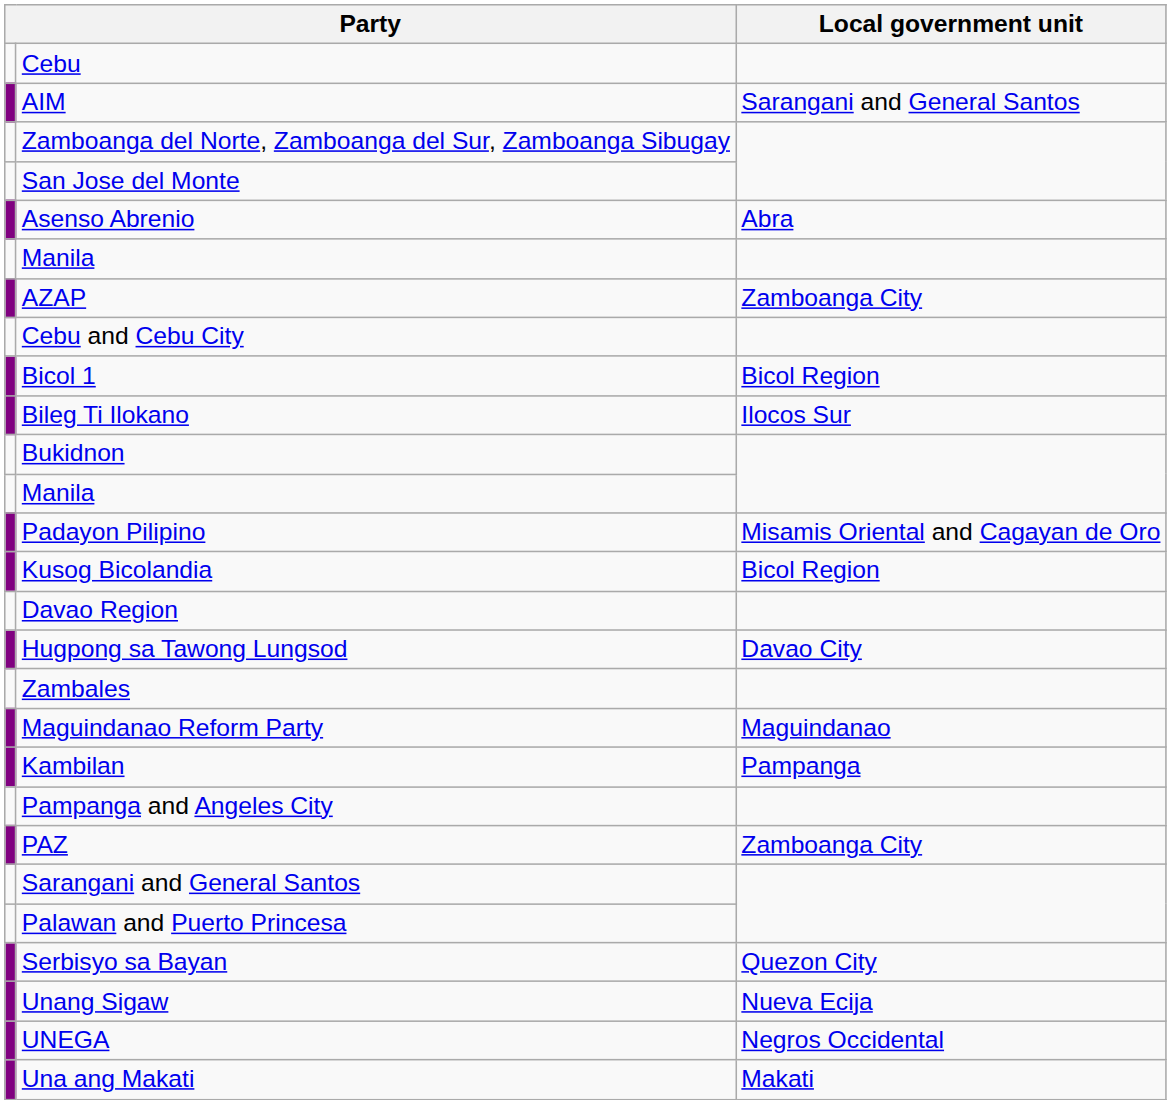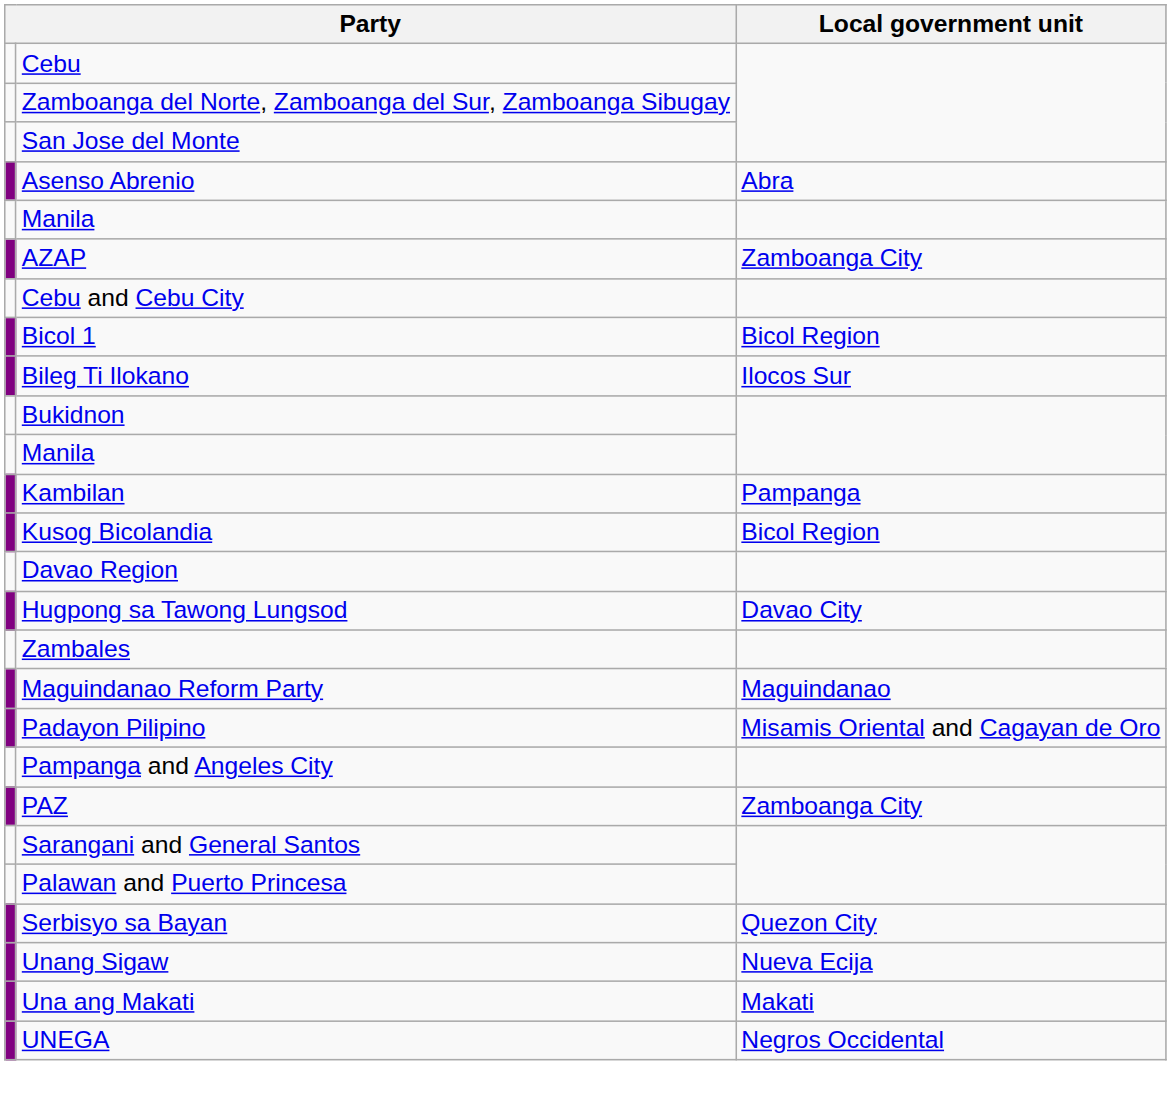- row: (44, 102)
rows swapped: (73, 766) <-> (114, 532)
rows swapped: (66, 1040) <-> (108, 1079)
